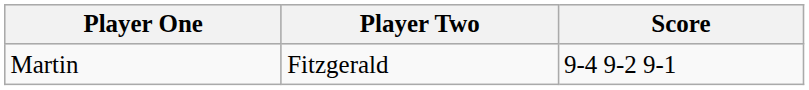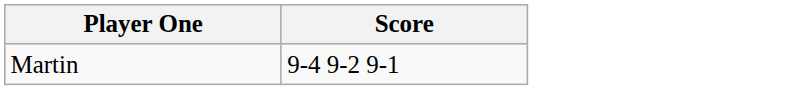- column: (420, 24)
